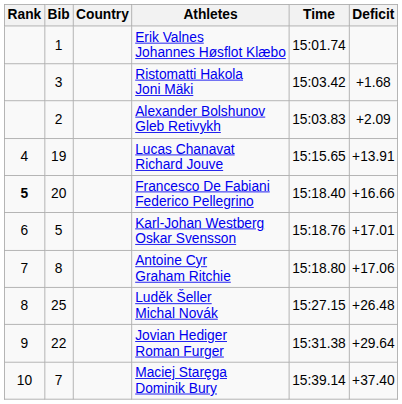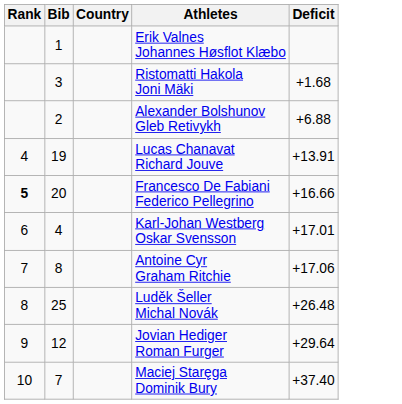- column: (319, 15)
(373, 119) +2.09 -> (313, 119) +6.88
(59, 231) 5 -> (59, 231) 4
(59, 343) 22 -> (59, 343) 12
